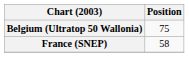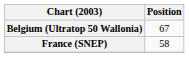(164, 28) 75 -> (164, 28) 67
